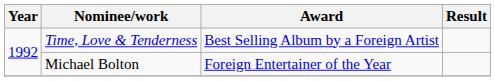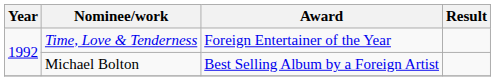(322, 40) Best Selling Album by a Foreign Artist -> (298, 40) Foreign Entertainer of the Year
(298, 64) Foreign Entertainer of the Year -> (322, 64) Best Selling Album by a Foreign Artist
